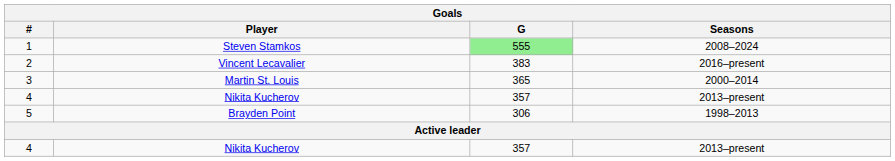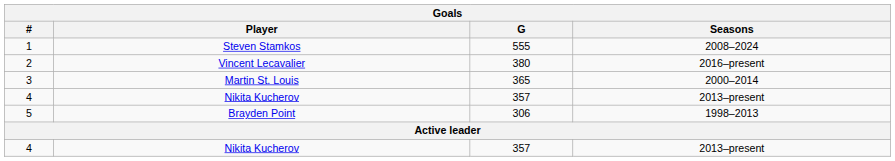(521, 47) lightgreen background -> (521, 47) no background
(521, 63) 383 -> (521, 63) 380
